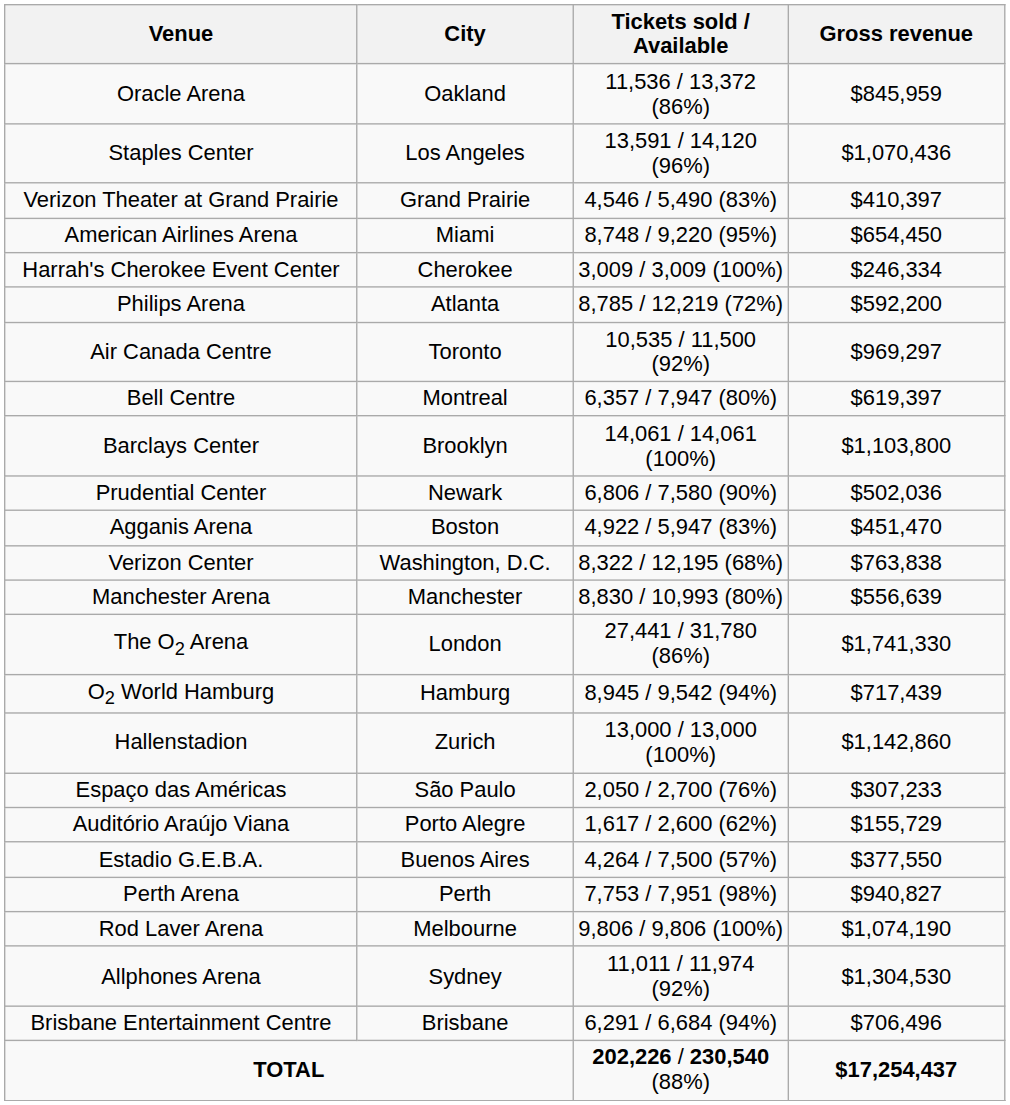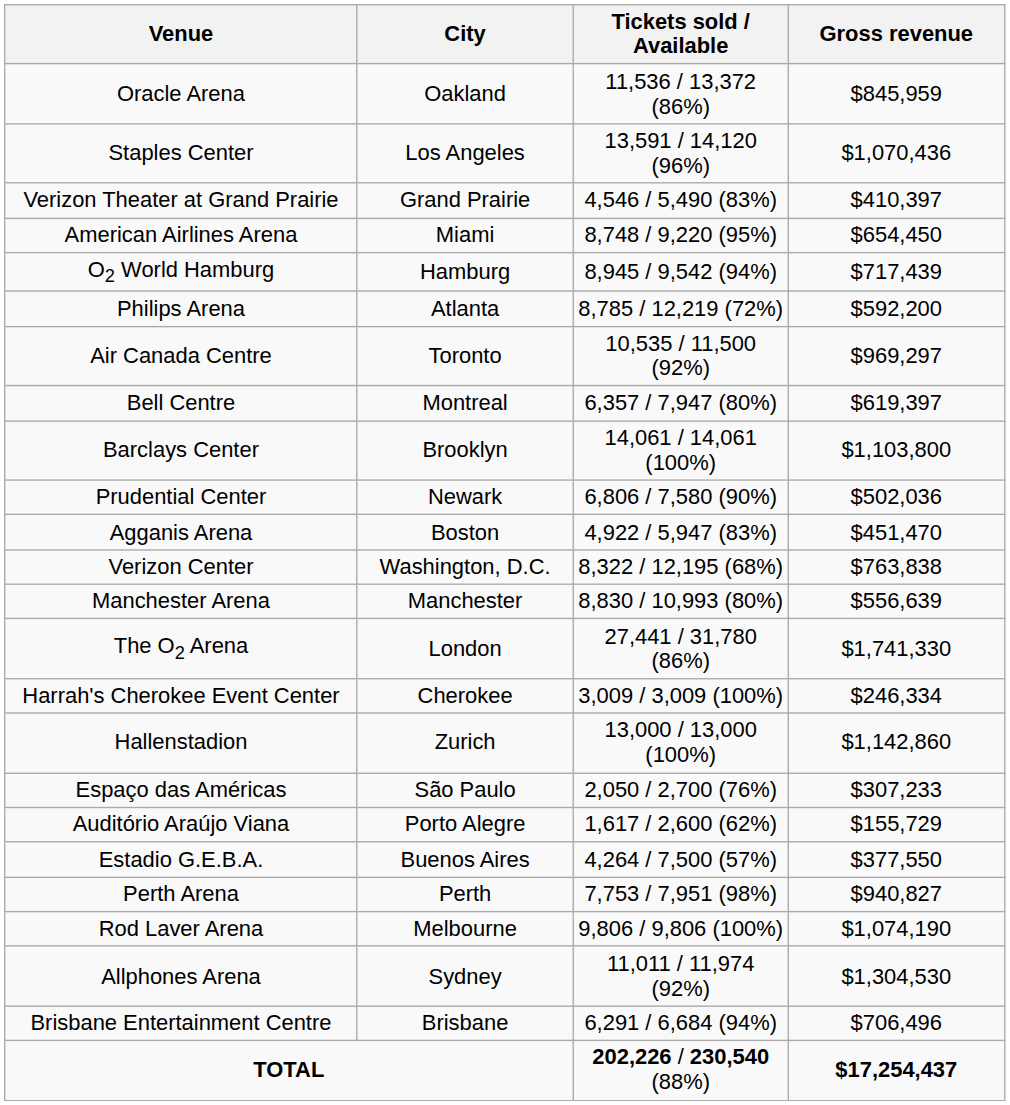rows swapped: (181, 269) <-> (181, 694)
